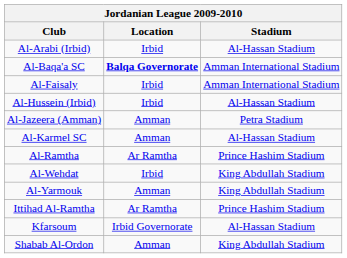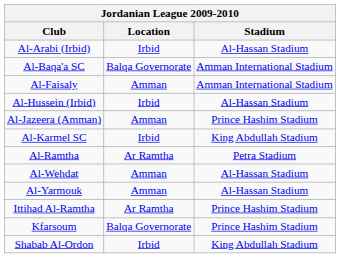(152, 66) bold -> (149, 66) normal
(152, 84) Irbid -> (149, 84) Amman
(271, 119) Petra Stadium -> (264, 119) Prince Hashim Stadium
(152, 137) Amman -> (149, 137) Irbid
(271, 137) Al-Hassan Stadium -> (264, 137) King Abdullah Stadium
(271, 155) Prince Hashim Stadium -> (264, 155) Petra Stadium
(152, 173) Irbid -> (149, 173) Amman
(271, 173) King Abdullah Stadium -> (264, 173) Al-Hassan Stadium
(271, 191) King Abdullah Stadium -> (264, 191) Al-Hassan Stadium
(152, 226) Irbid Governorate -> (149, 226) Balqa Governorate
(271, 226) Al-Hassan Stadium -> (264, 226) Prince Hashim Stadium
(152, 244) Amman -> (149, 244) Irbid
